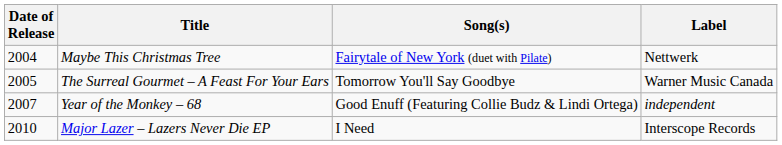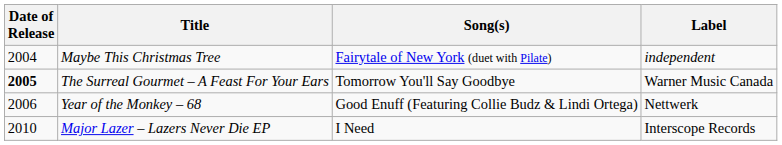(671, 57) Nettwerk -> (680, 57) independent
(22, 81) normal -> (22, 81) bold
(22, 105) 2007 -> (22, 105) 2006
(680, 105) independent -> (671, 105) Nettwerk
